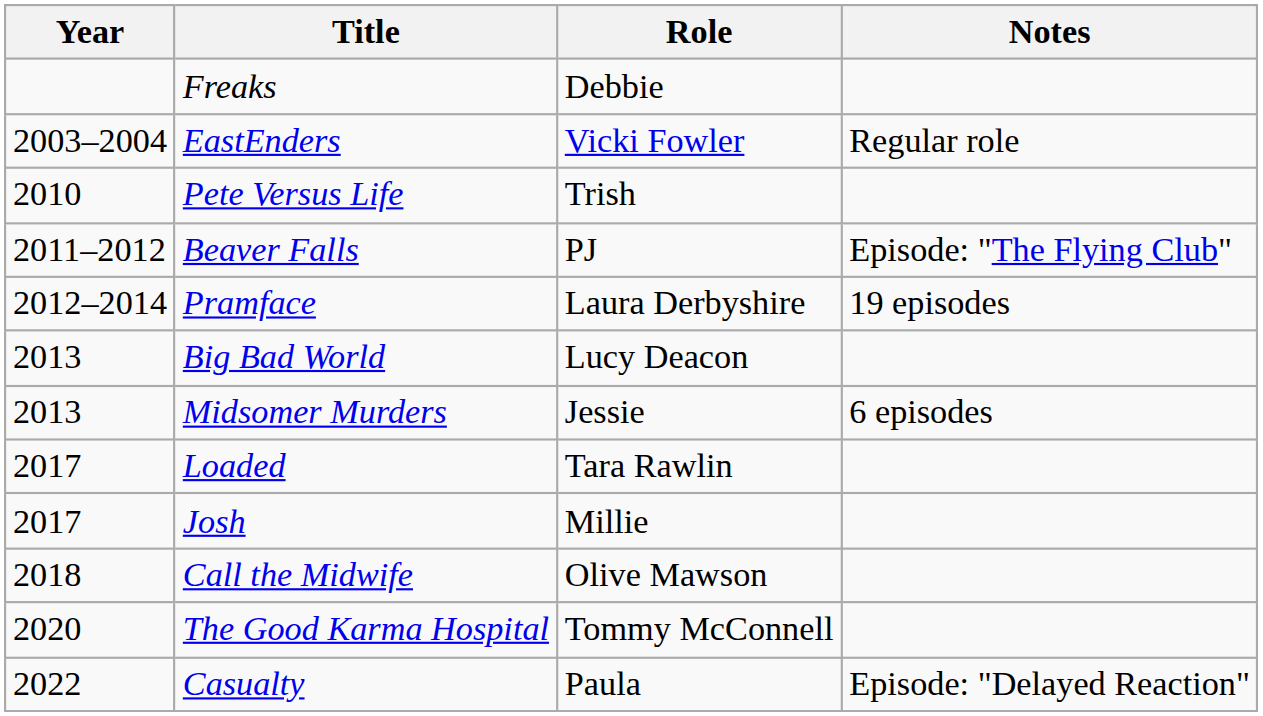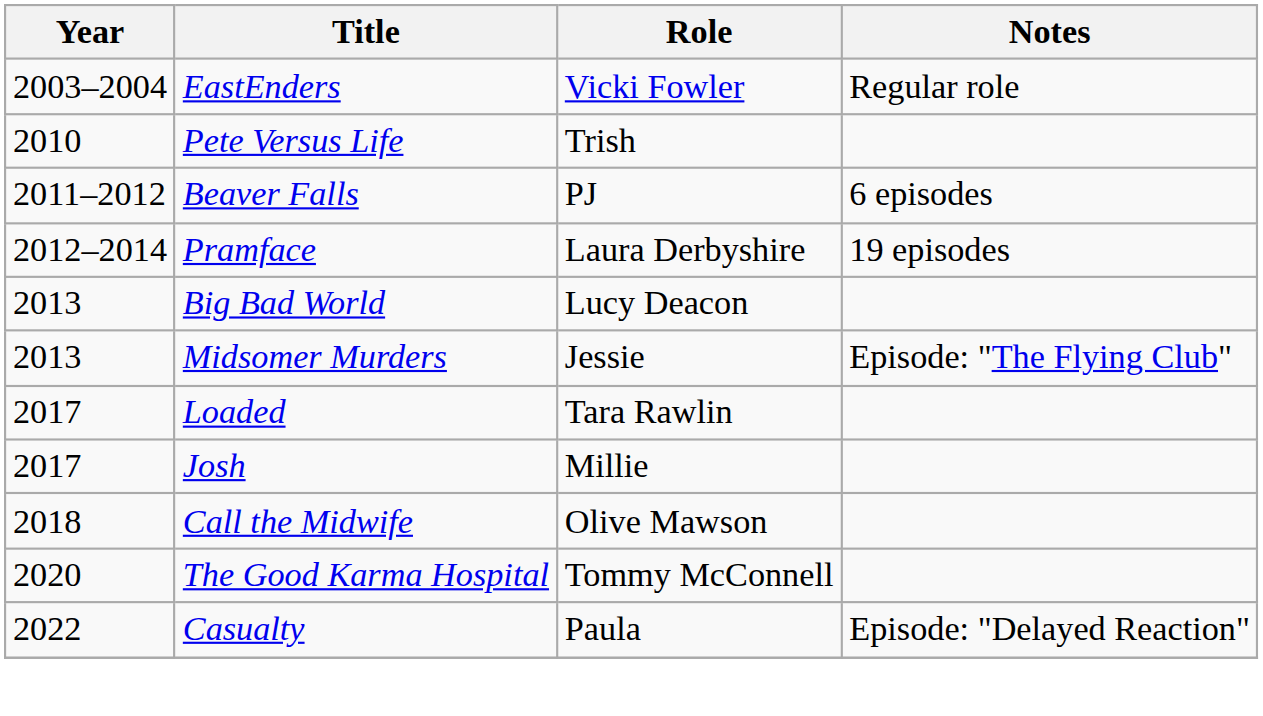- row: (230, 85)
(1041, 248) Episode: "The Flying Club" -> (921, 194) 6 episodes
(921, 411) 6 episodes -> (1041, 357) Episode: "The Flying Club"
